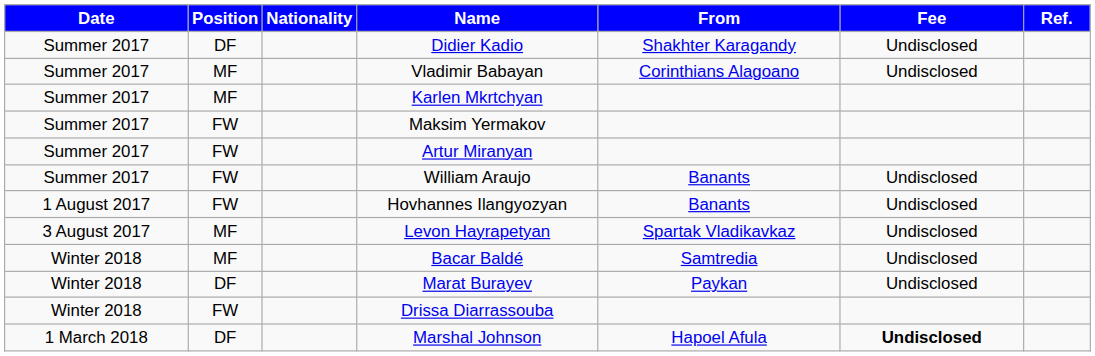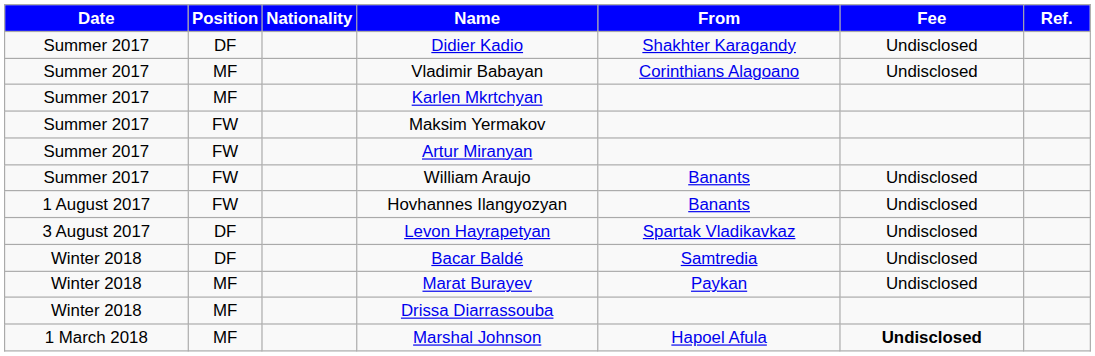(225, 231) MF -> (225, 231) DF
(225, 258) MF -> (225, 258) DF
(225, 284) DF -> (225, 284) MF
(225, 311) FW -> (225, 311) MF
(225, 338) DF -> (225, 338) MF
